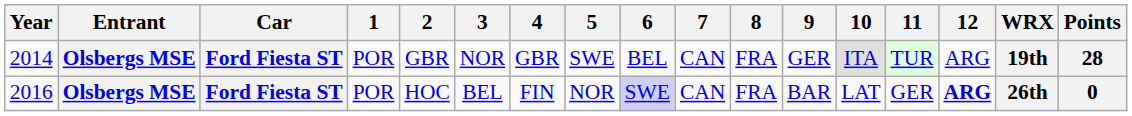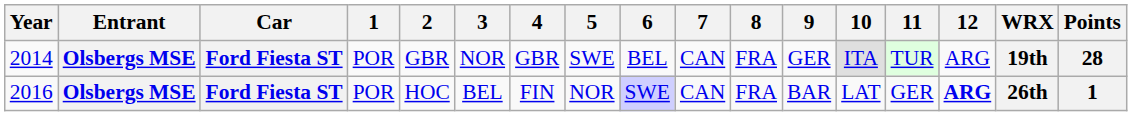(1092, 93) 0 -> (1092, 93) 1
